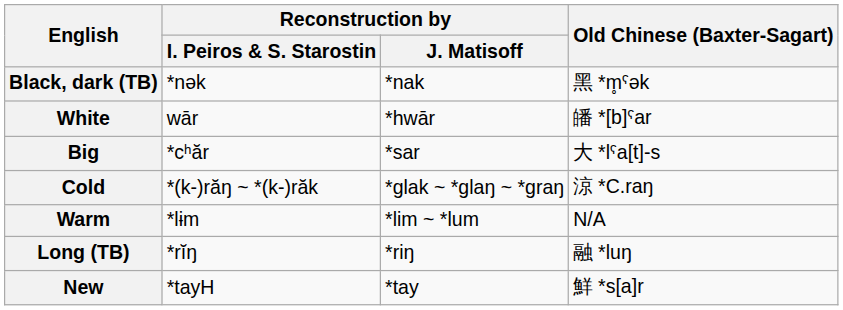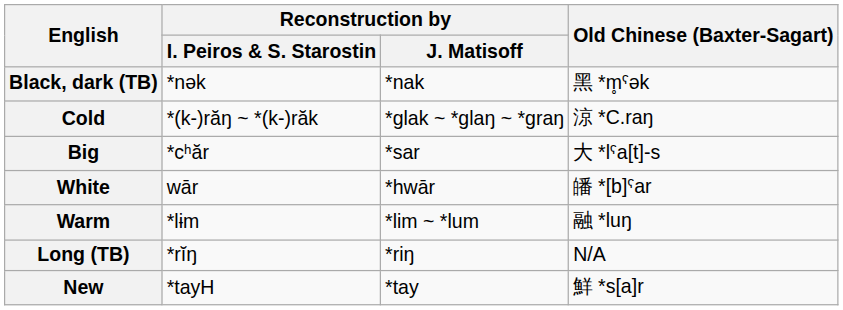rows swapped: (83, 118) <-> (83, 187)
(589, 220) N/A -> (602, 221) 融 *luŋ
(602, 252) 融 *luŋ -> (589, 254) N/A
